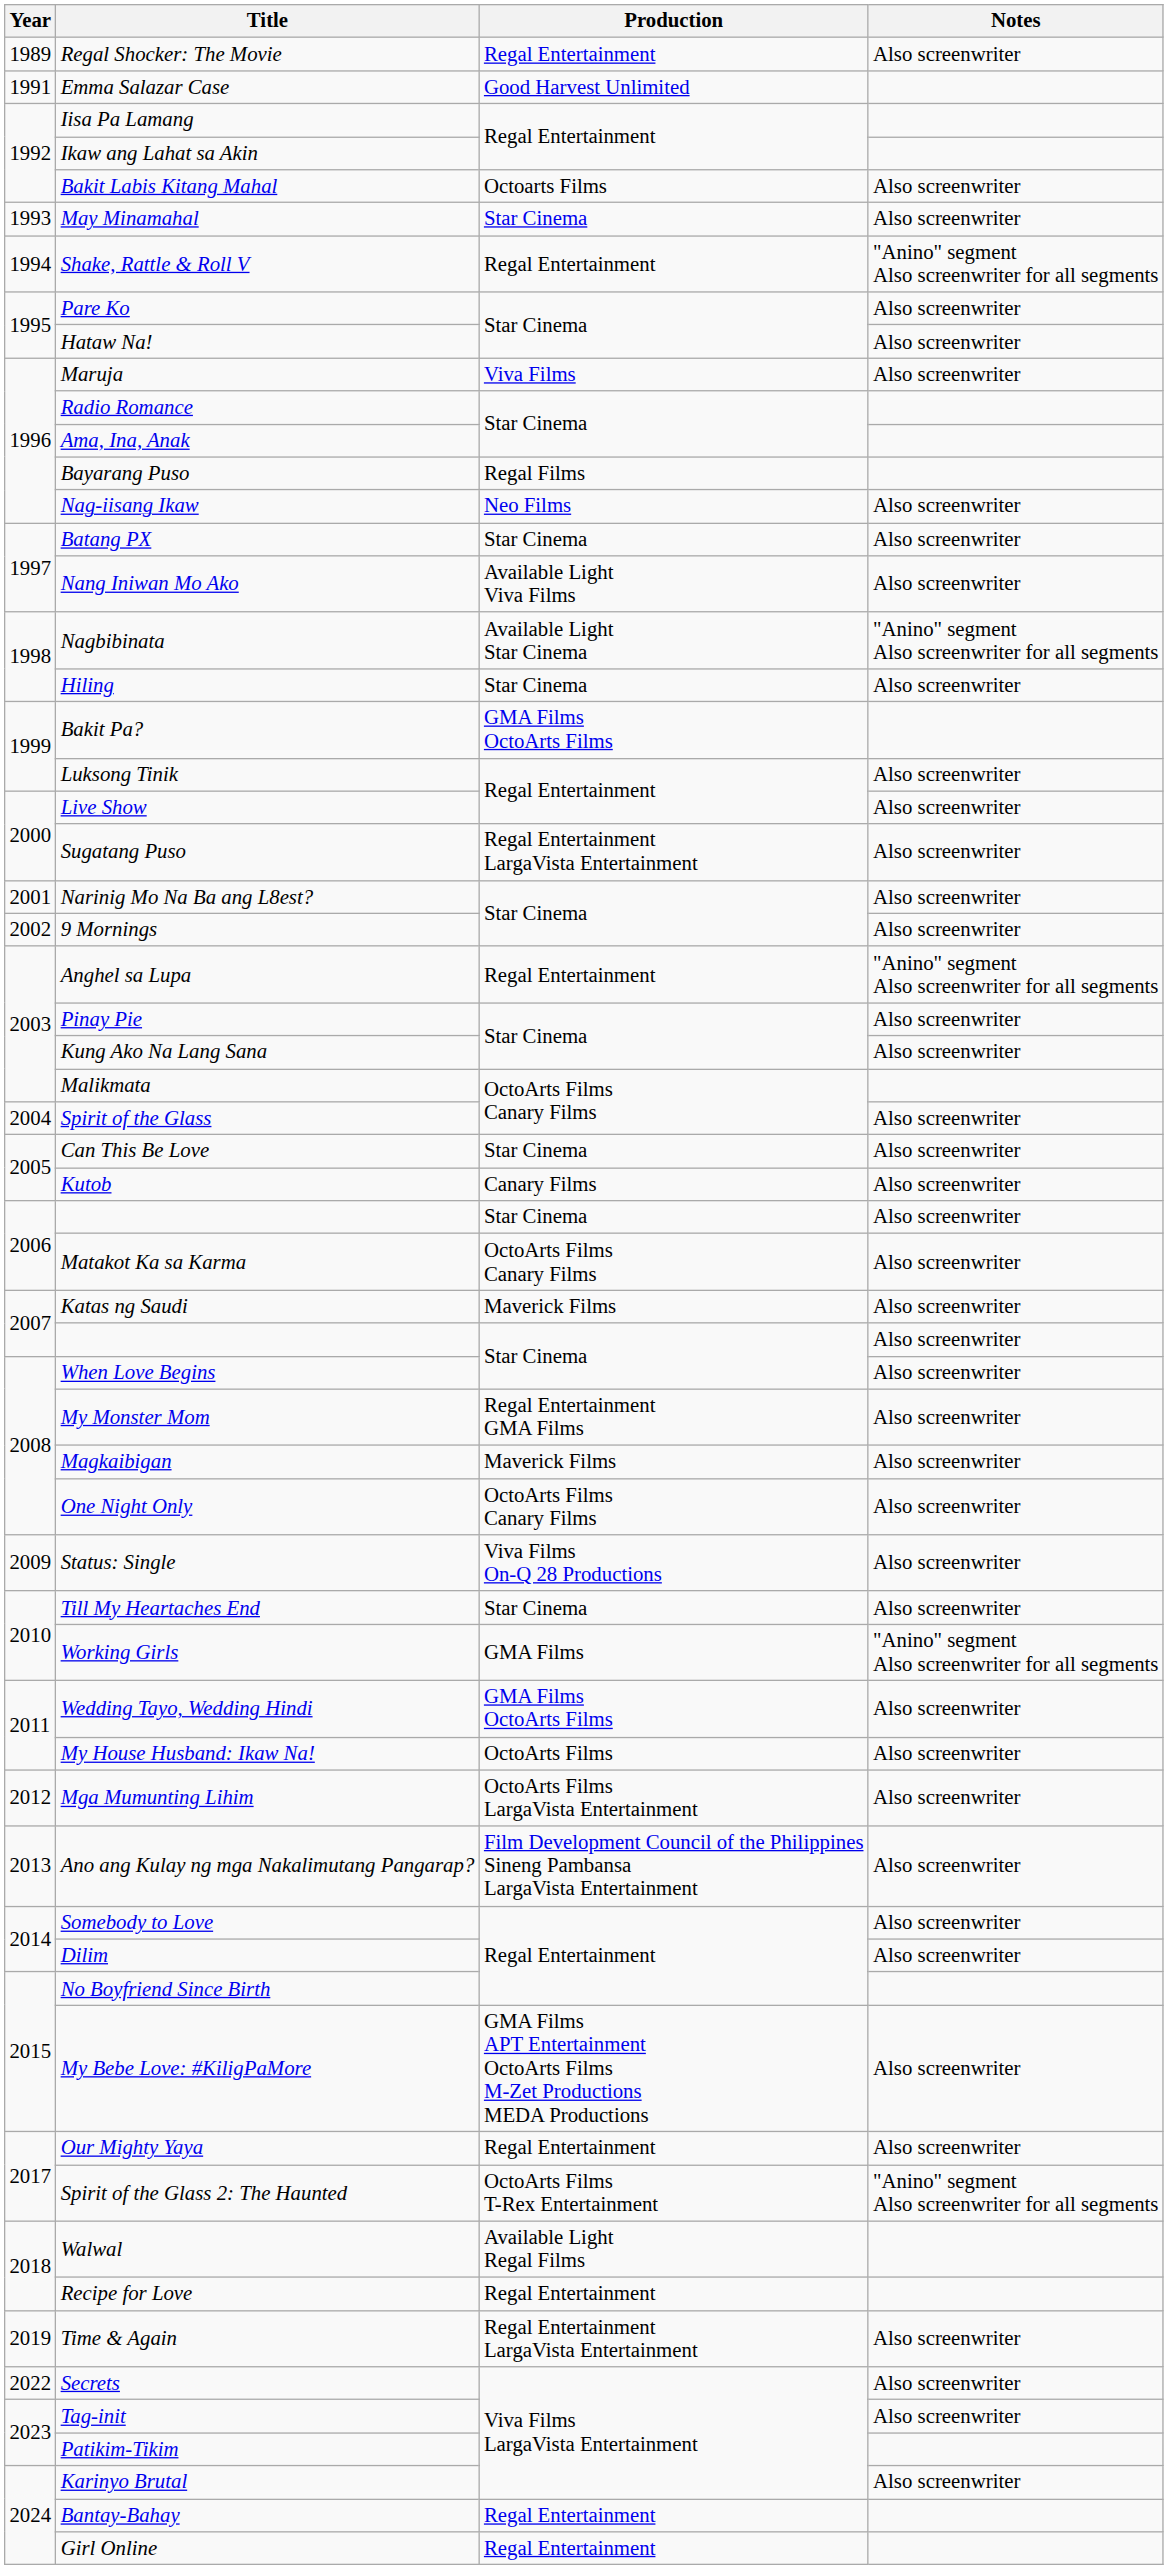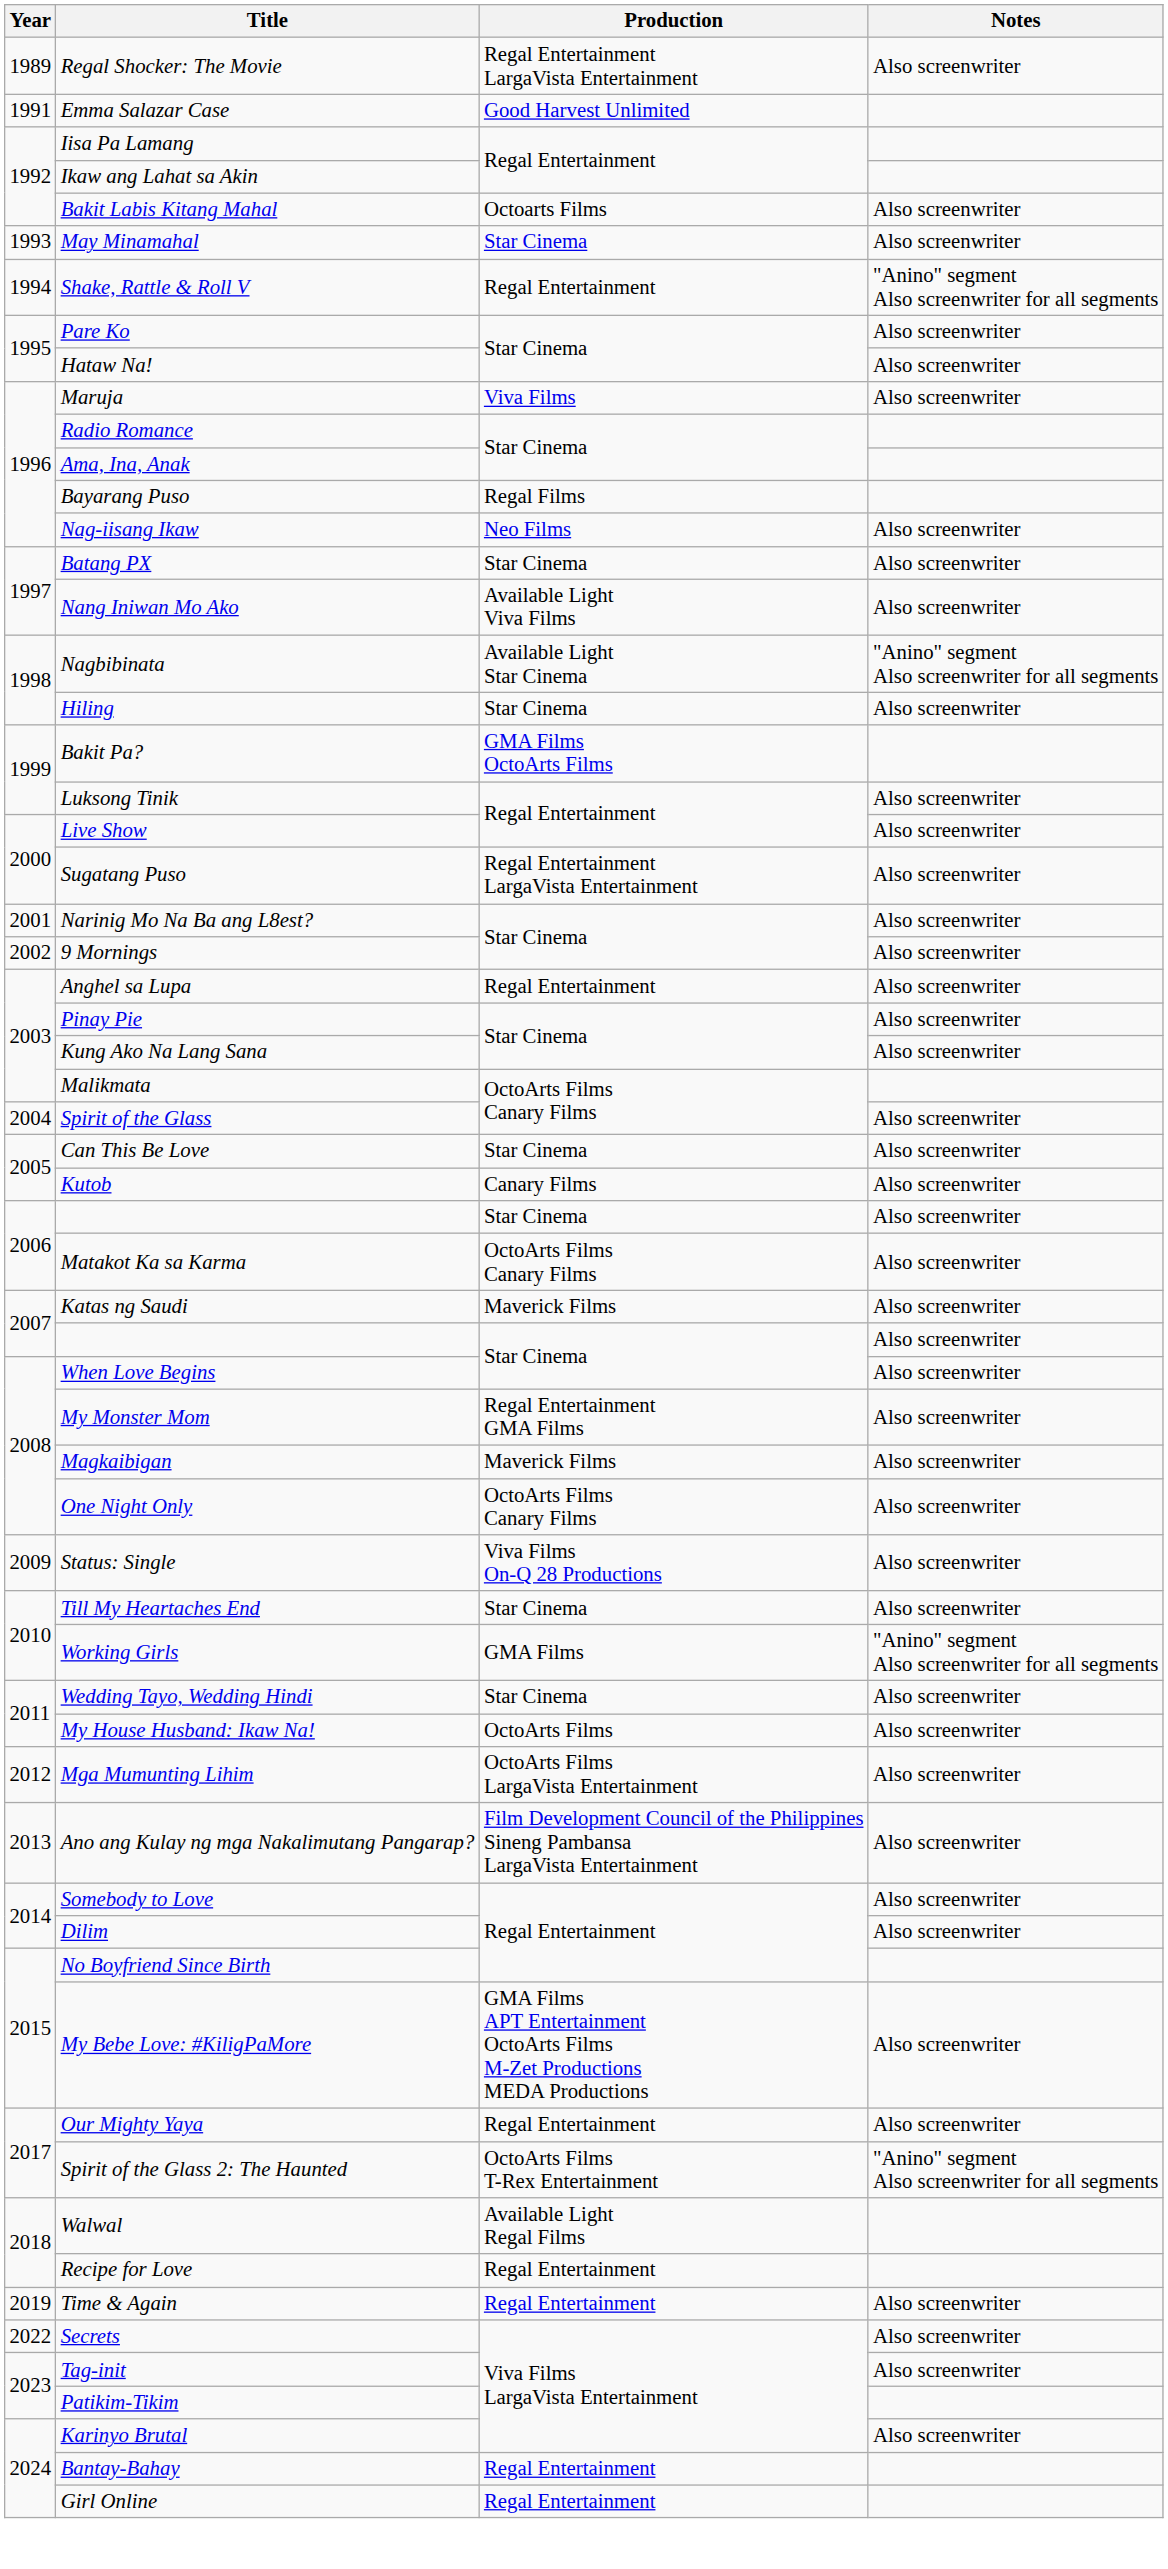(570, 53) Regal Entertainment -> (591, 65) Regal Entertainment LargaVista Entertainment
(1016, 974) "Anino" segment Also screenwriter for all segments -> (947, 986) Also screenwriter
(548, 1708) GMA Films OctoArts Films -> (536, 1696) Star Cinema
(591, 2338) Regal Entertainment LargaVista Entertainment -> (570, 2303) Regal Entertainment
